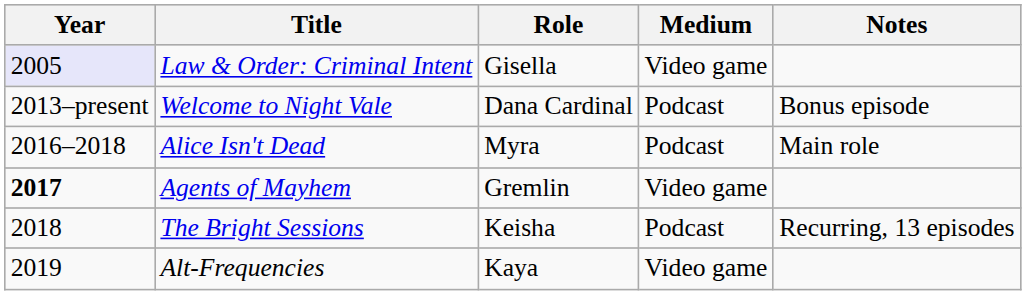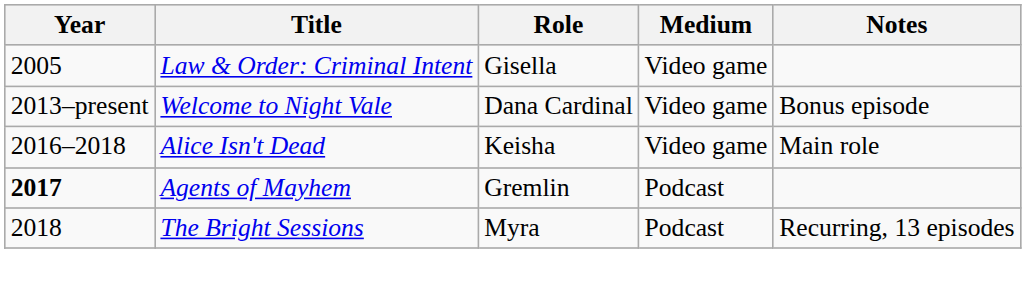(36, 65) lavender background -> (36, 65) no background
(684, 106) Podcast -> (706, 106) Video game
(512, 146) Myra -> (520, 146) Keisha
(684, 146) Podcast -> (706, 146) Video game
(706, 187) Video game -> (684, 187) Podcast
(520, 227) Keisha -> (512, 227) Myra
- row: (242, 268)
